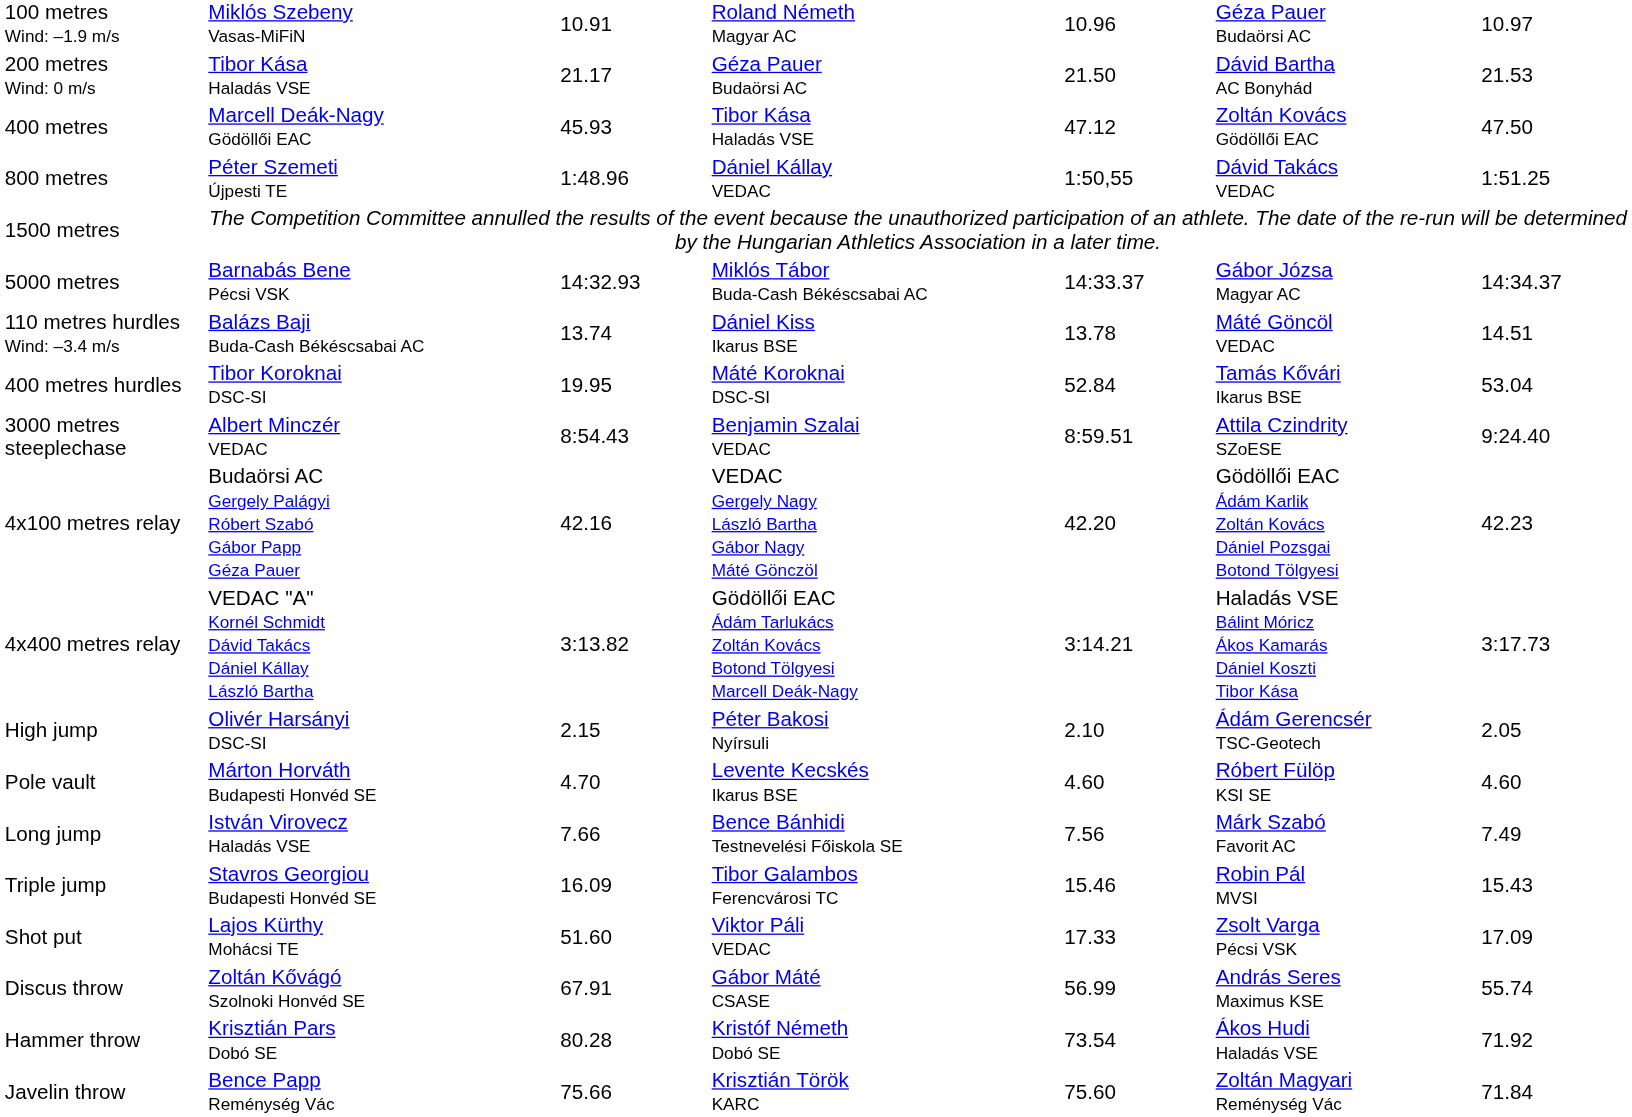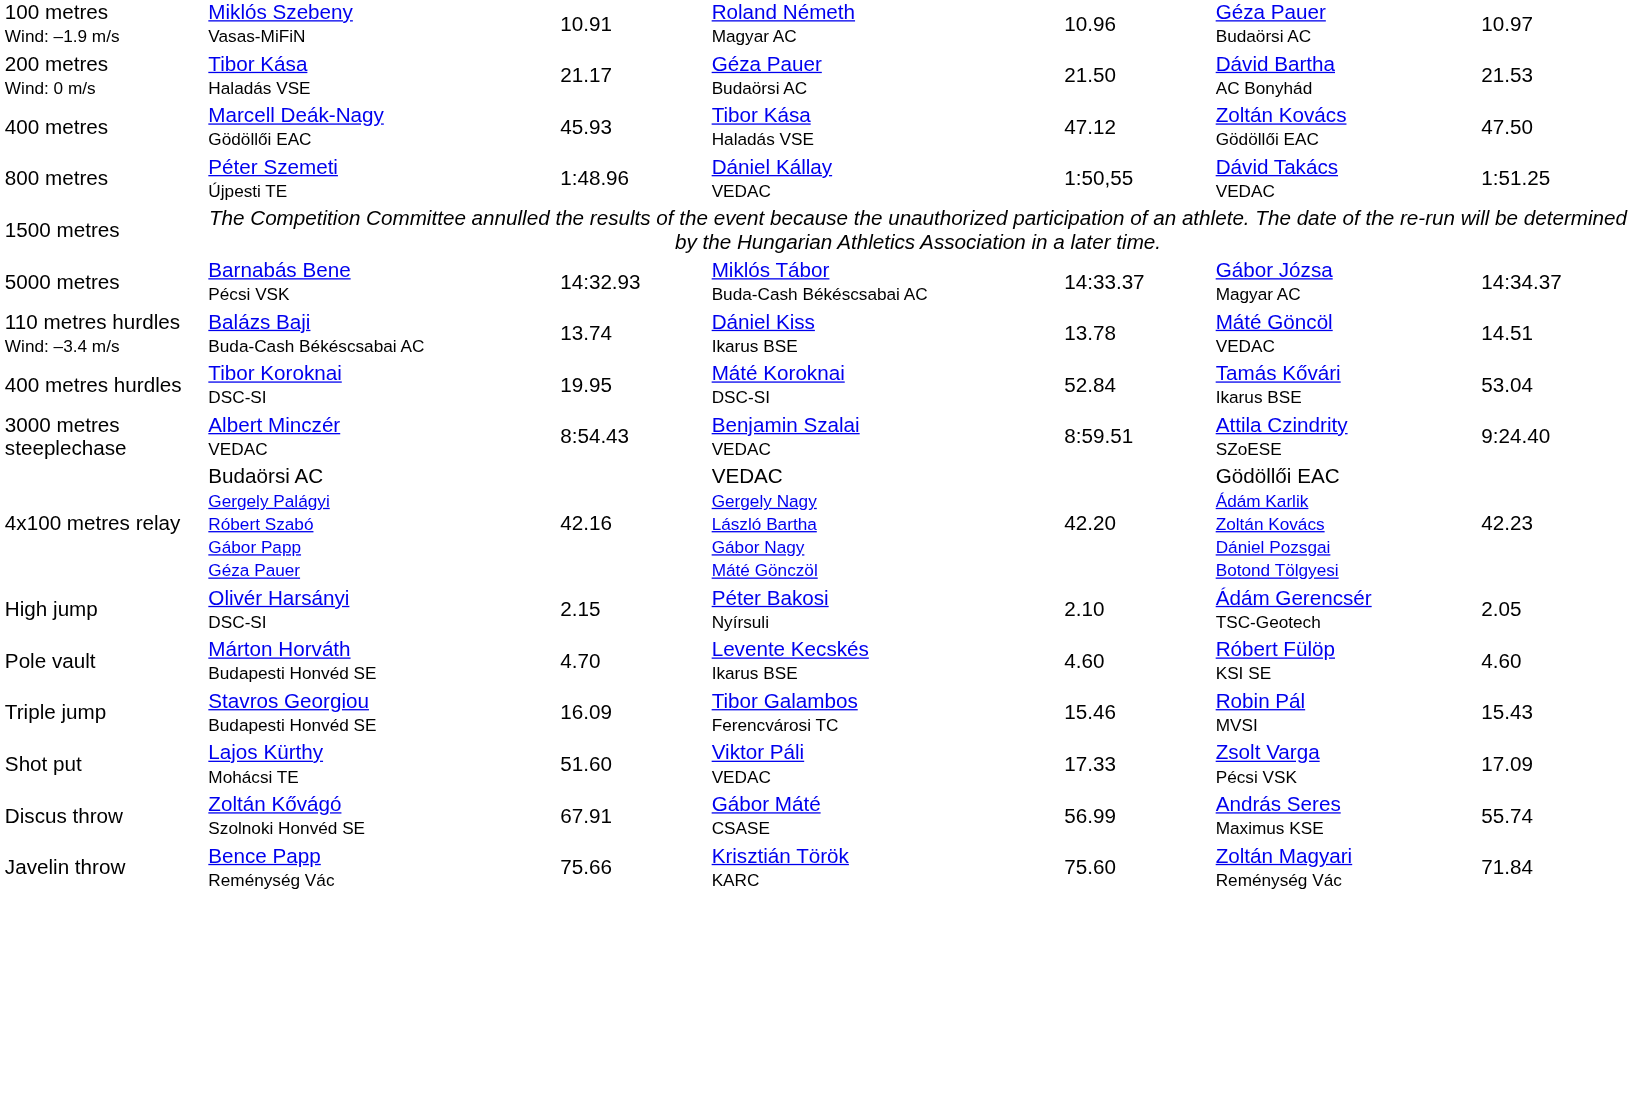- row: (93, 644)
- row: (53, 834)
- row: (73, 1040)
